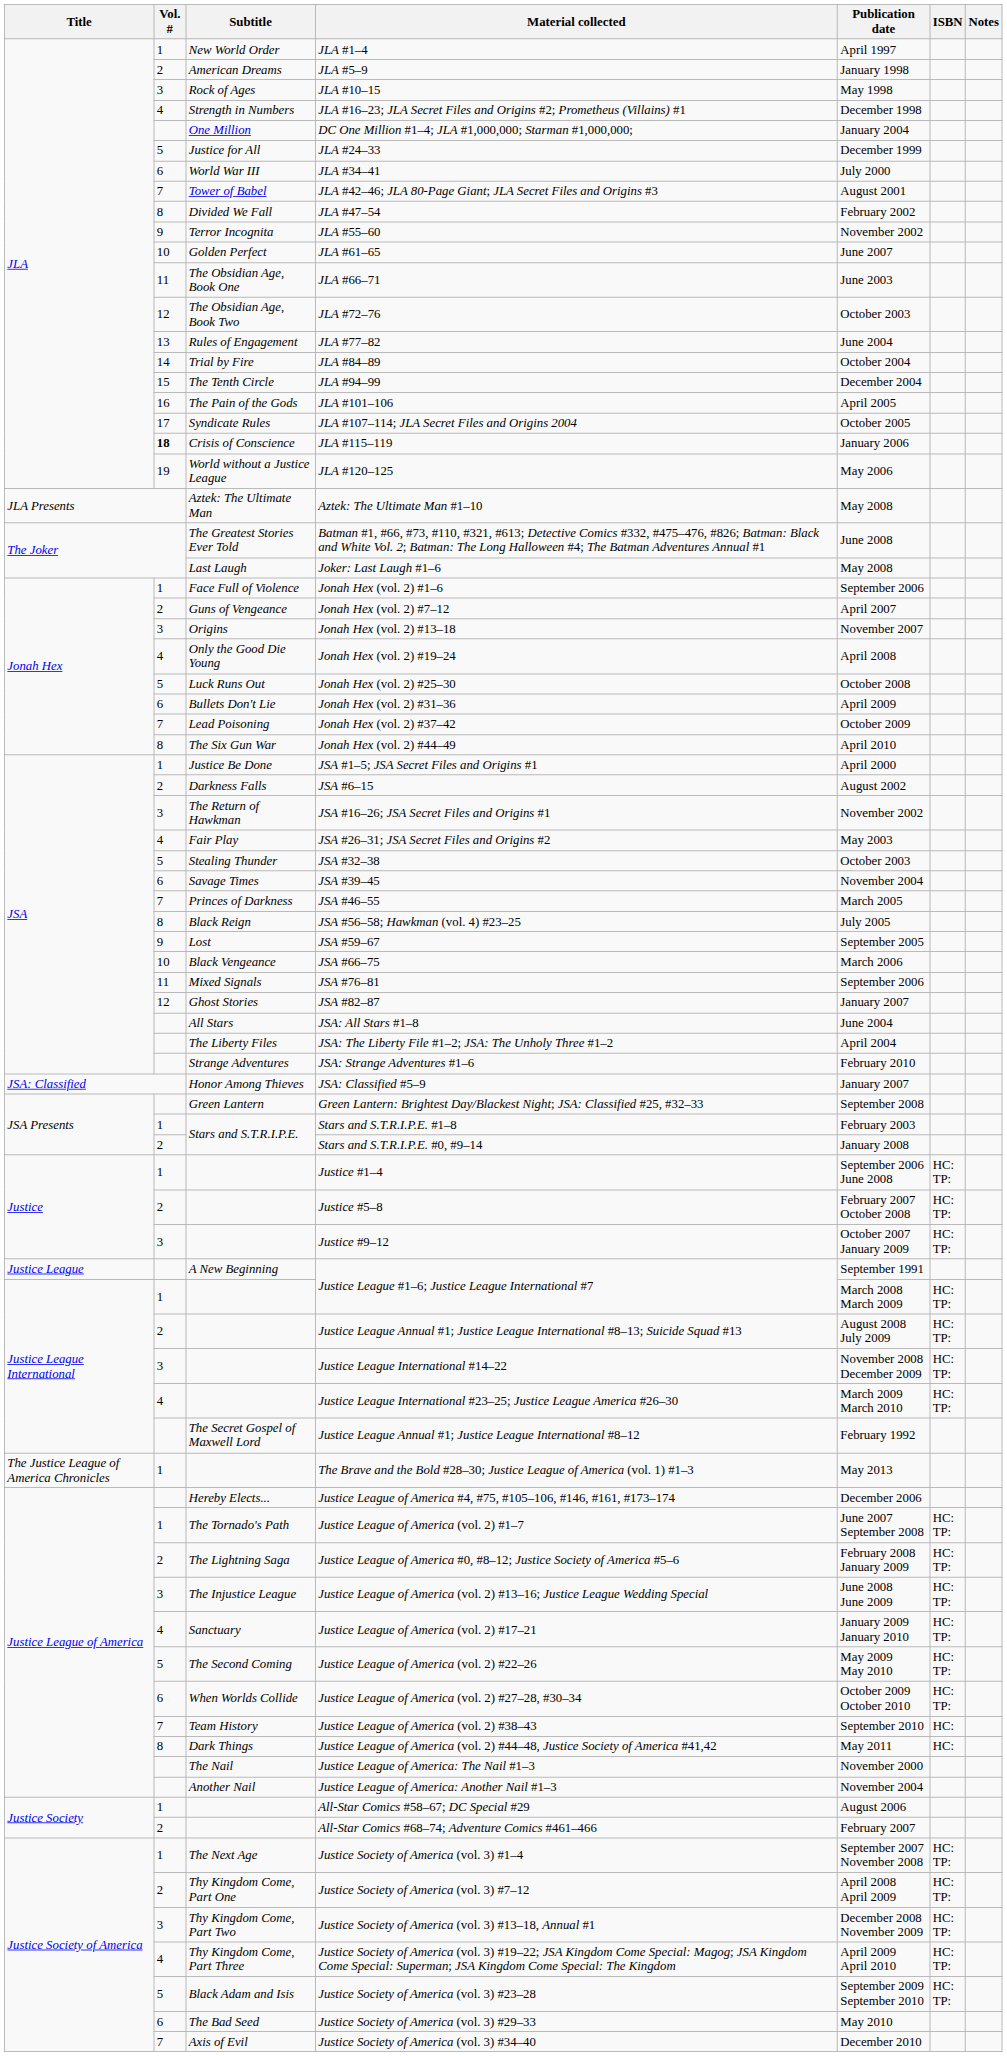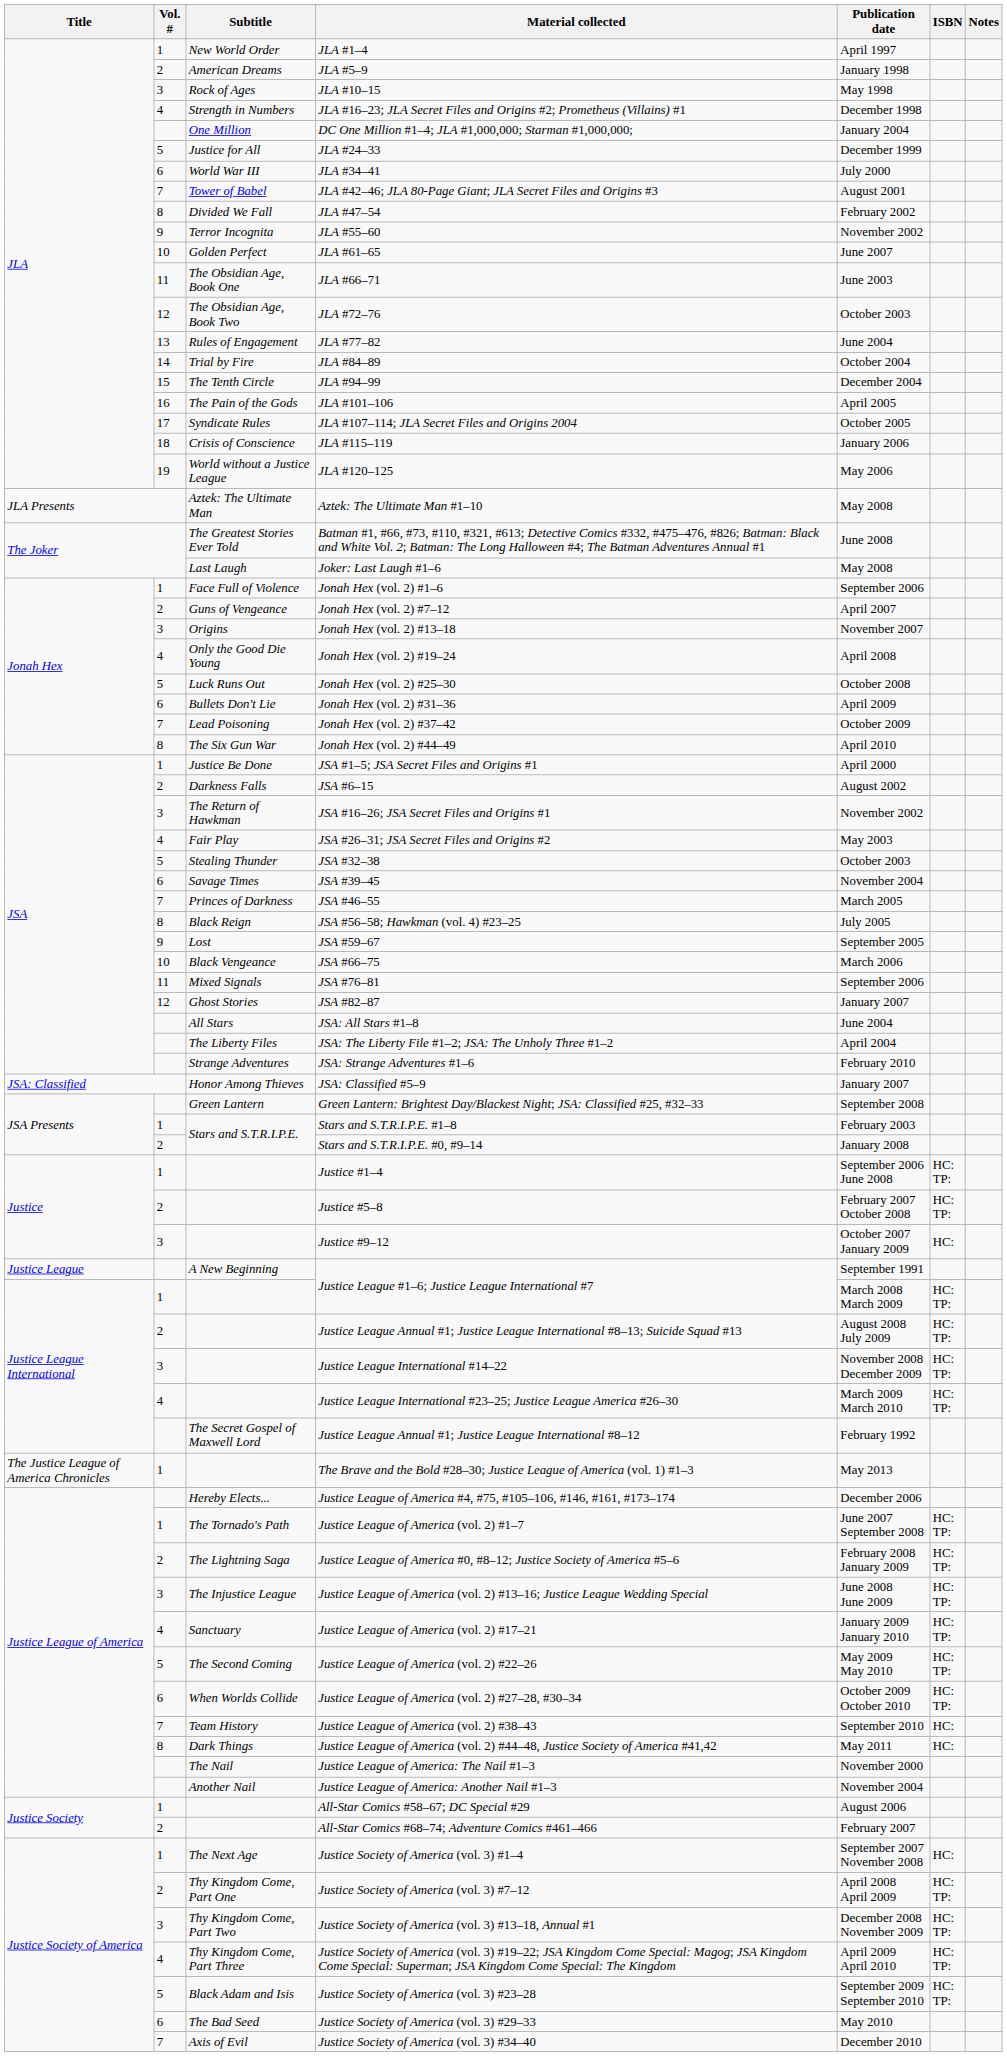(163, 443) bold -> (163, 443) normal
(943, 1241) HC: TP: -> (943, 1241) HC:
(943, 1855) HC: TP: -> (943, 1855) HC:
